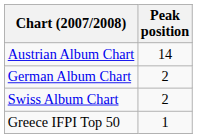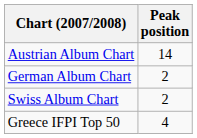(165, 122) 1 -> (165, 122) 4
